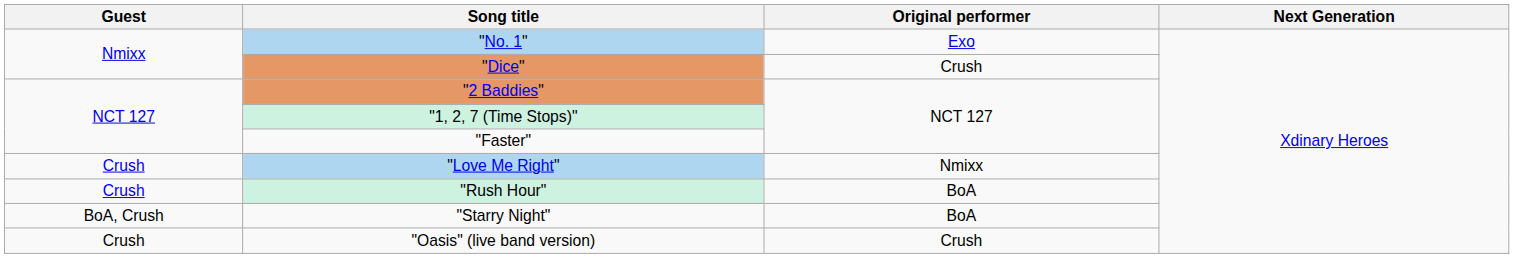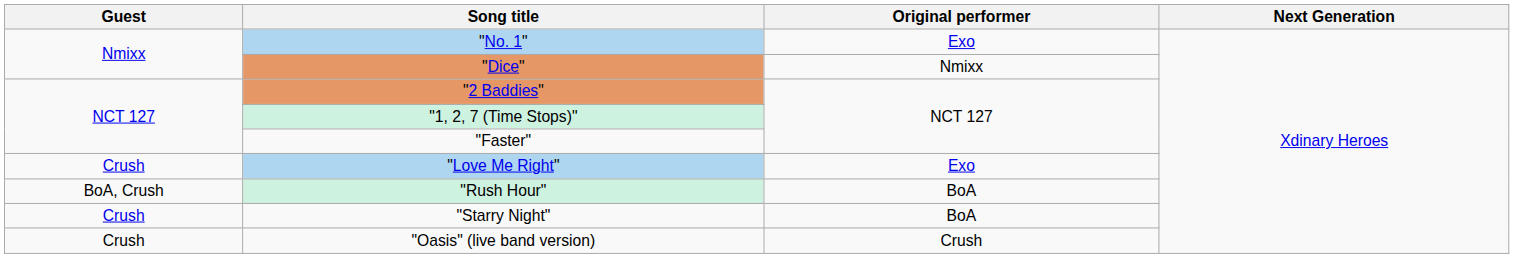(961, 66) Crush -> (961, 66) Nmixx
(961, 166) Nmixx -> (961, 166) Exo
(124, 191) Crush -> (124, 191) BoA, Crush
(124, 215) BoA, Crush -> (124, 215) Crush
